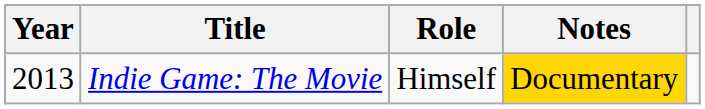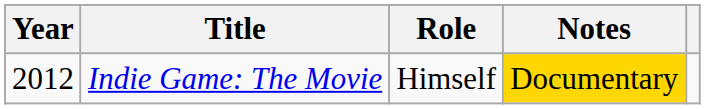(43, 77) 2013 -> (43, 77) 2012
